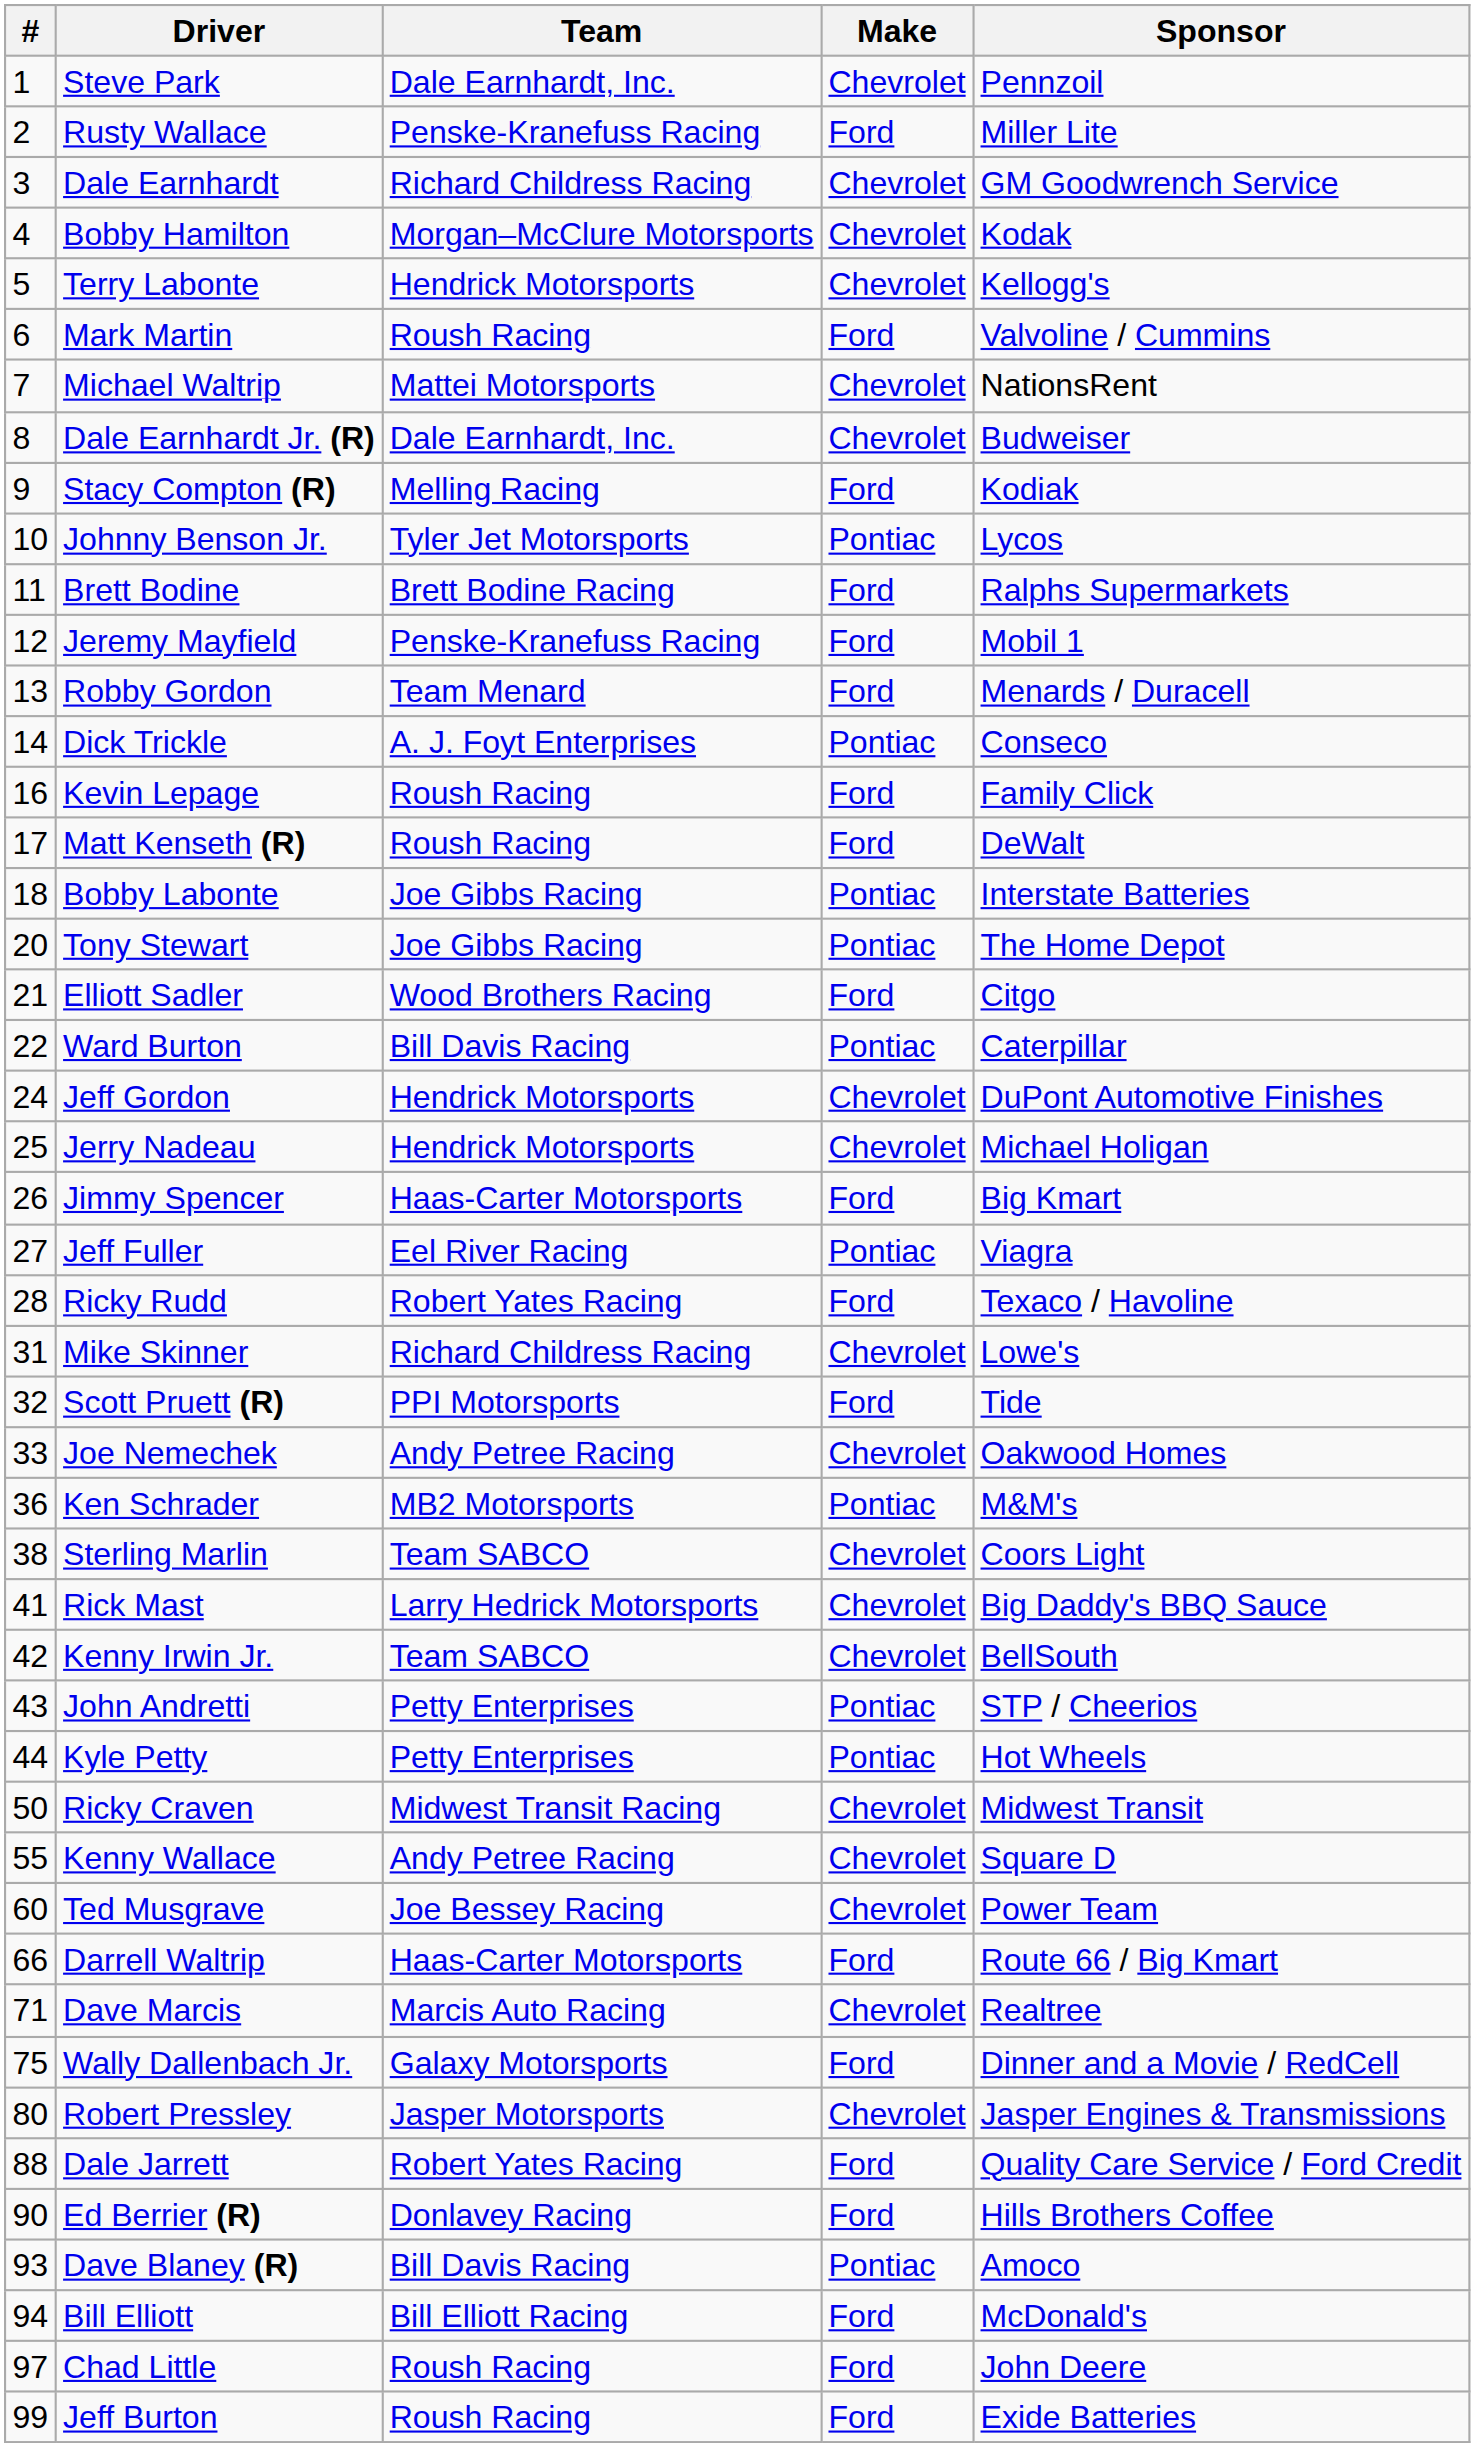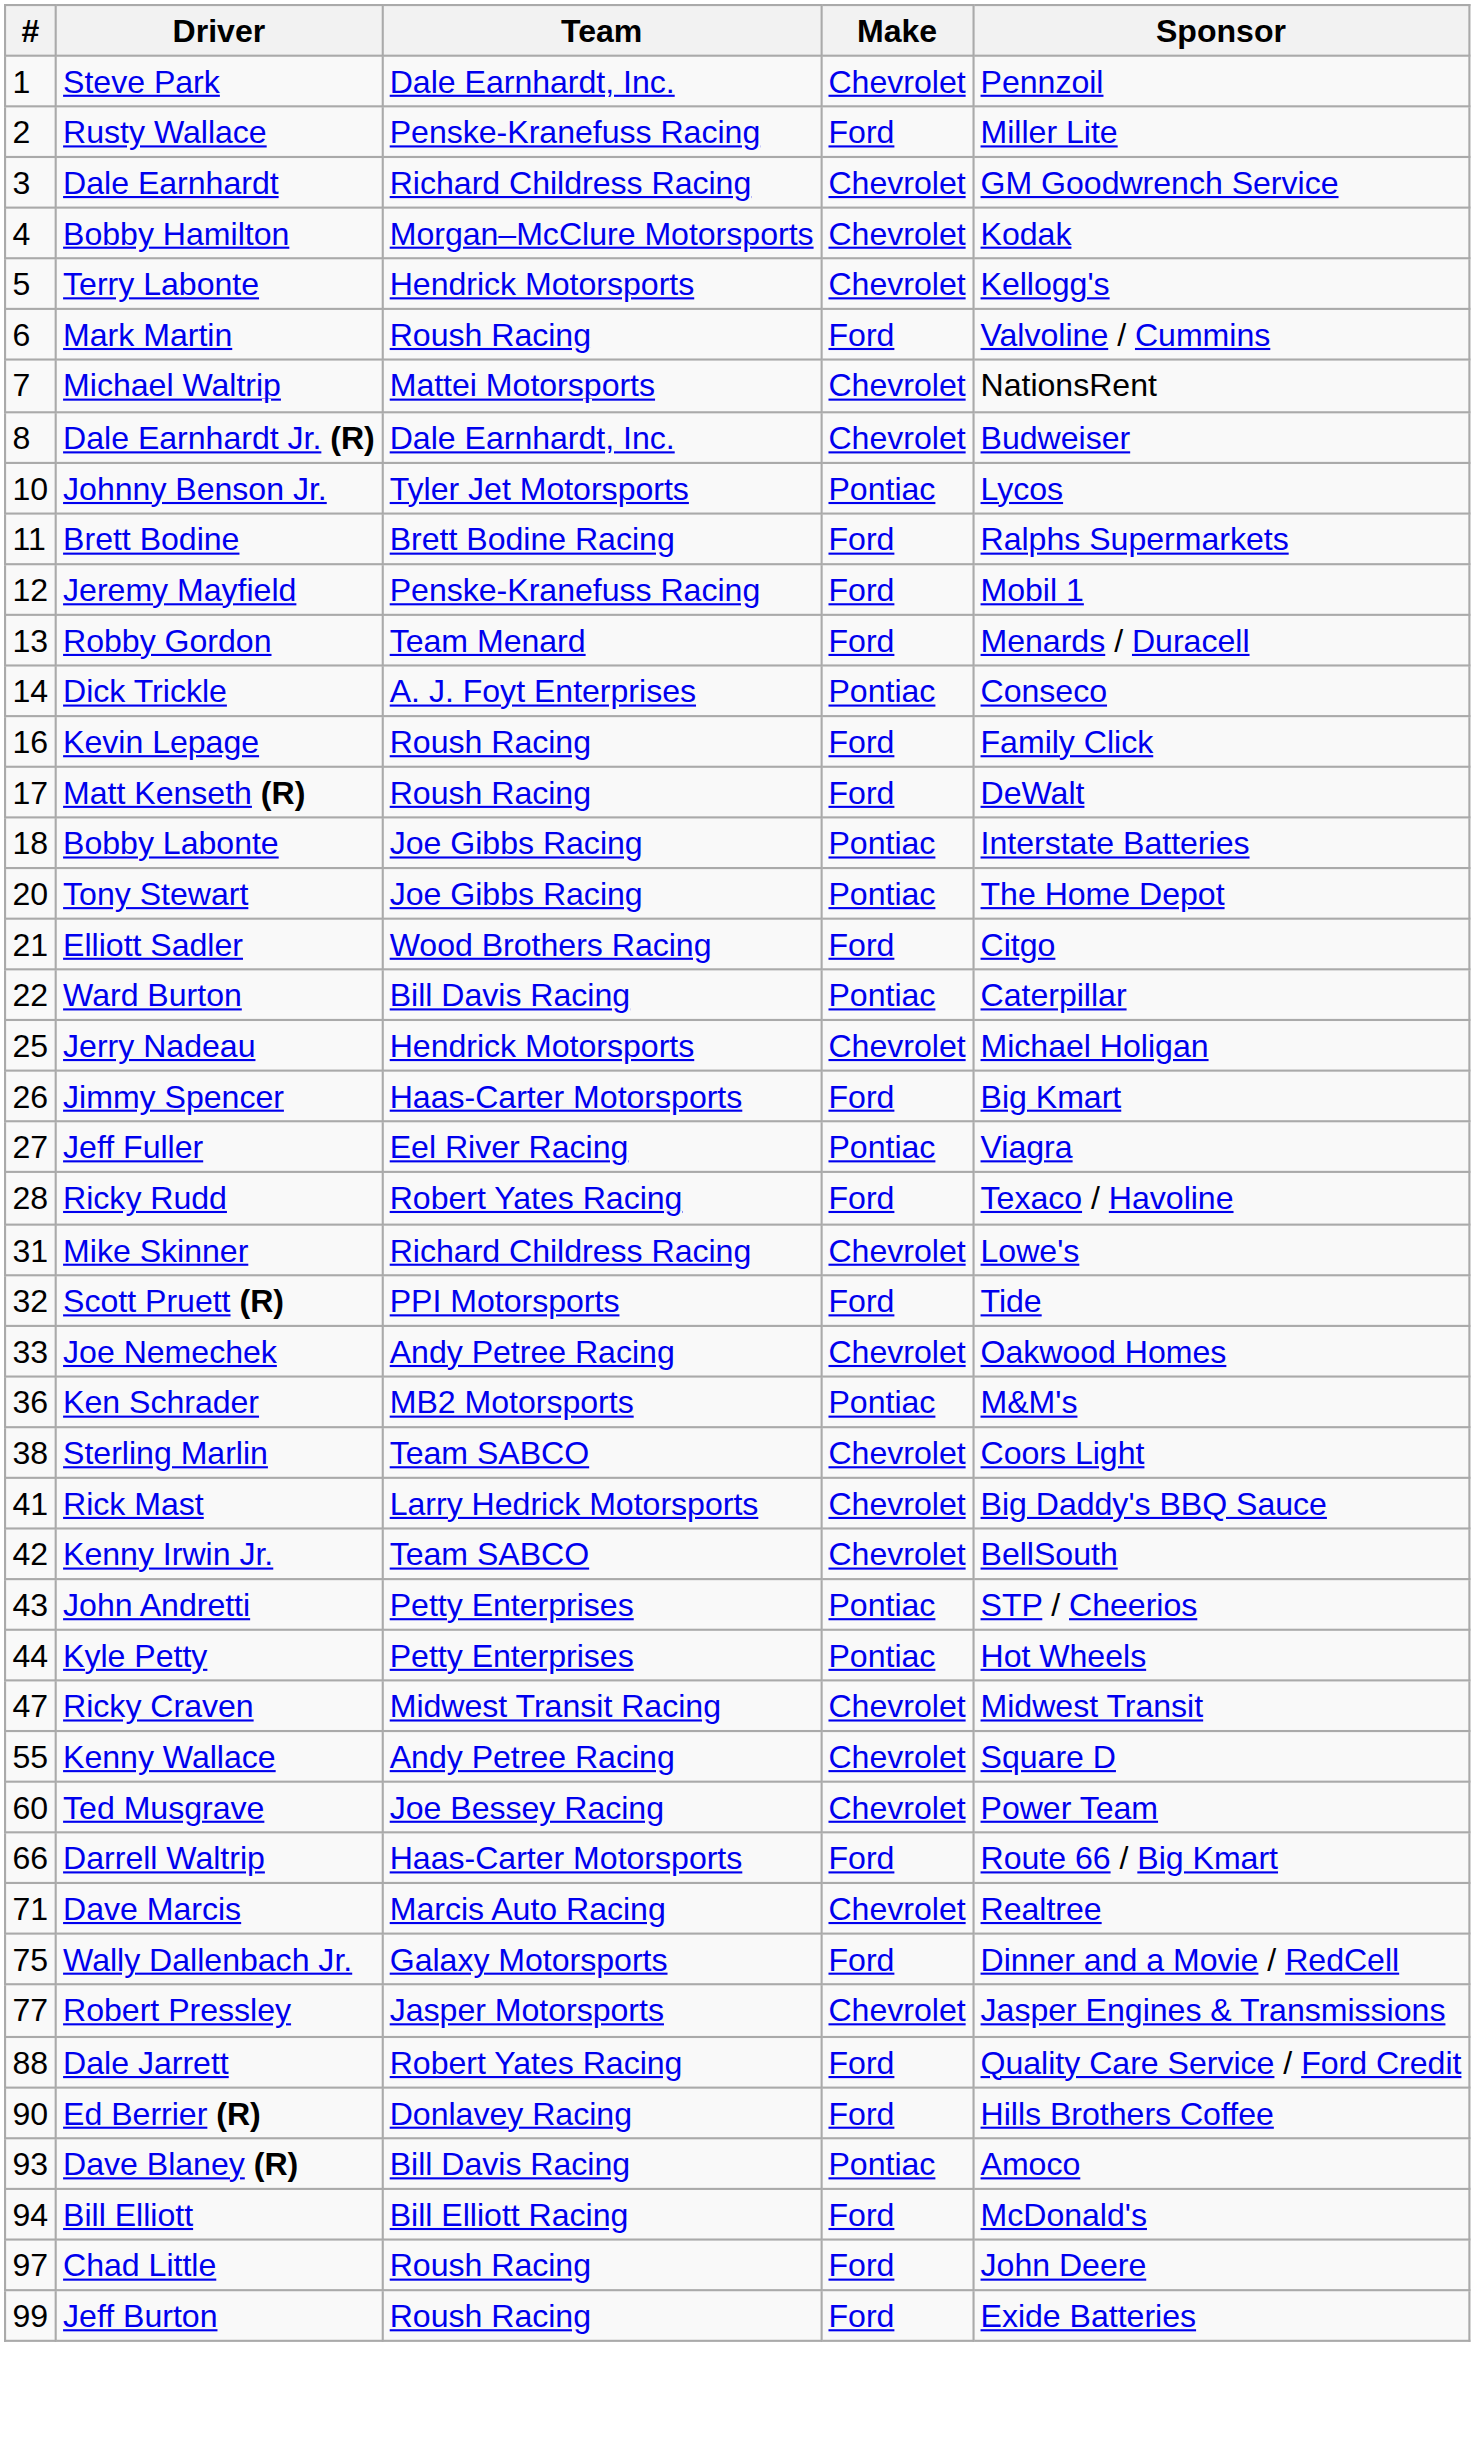- row: (199, 488)
- row: (147, 1097)
(30, 1808) 50 -> (30, 1706) 47
(30, 2112) 80 -> (30, 2011) 77
